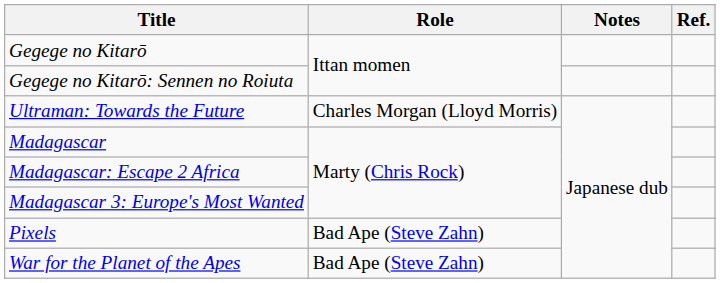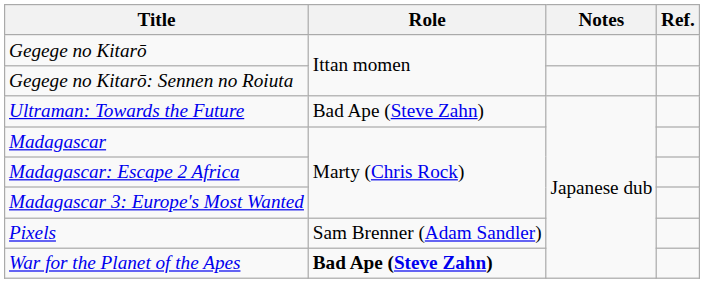(435, 111) Charles Morgan (Lloyd Morris) -> (398, 111) Bad Ape (Steve Zahn)
(398, 232) Bad Ape (Steve Zahn) -> (427, 232) Sam Brenner (Adam Sandler)
(398, 263) normal -> (403, 263) bold
